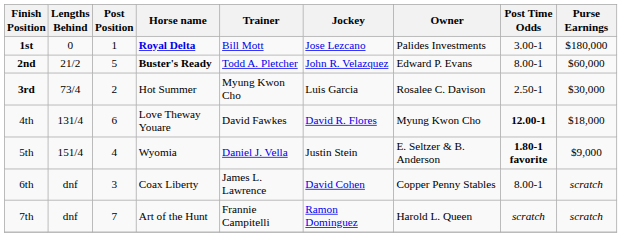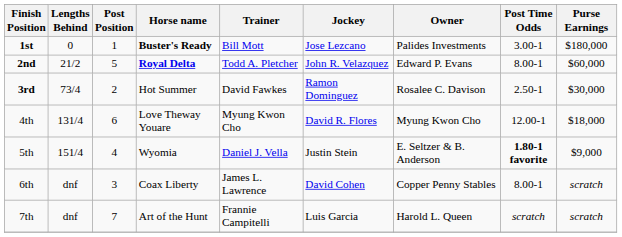(167, 45) Royal Delta -> (175, 45) Buster's Ready
(175, 64) Buster's Ready -> (167, 64) Royal Delta
(253, 89) Myung Kwon Cho -> (254, 89) David Fawkes
(332, 89) Luis Garcia -> (332, 89) Ramon Dominguez
(254, 121) David Fawkes -> (253, 121) Myung Kwon Cho
(528, 121) bold -> (528, 121) normal
(332, 216) Ramon Dominguez -> (332, 216) Luis Garcia
